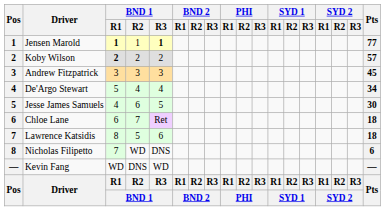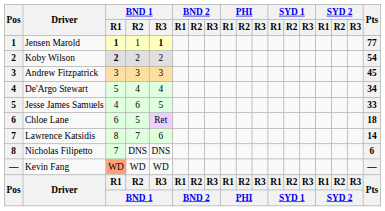(372, 58) 57 -> (372, 58) 54
(372, 104) 30 -> (372, 104) 33
(138, 120) 7 -> (138, 120) 5
(138, 135) 5 -> (138, 135) 7
(372, 135) 18 -> (372, 135) 14
(138, 151) WD -> (138, 151) DNS
(116, 166) no background -> (116, 166) lightsalmon background
(138, 166) DNS -> (138, 166) WD
